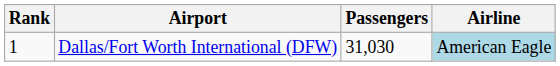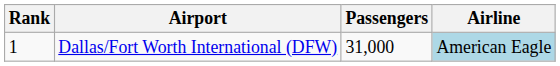(370, 46) 31,030 -> (370, 46) 31,000
